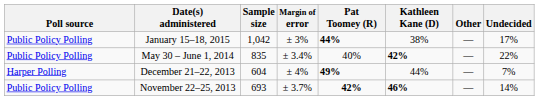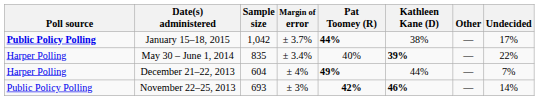(49, 39) normal -> (51, 39) bold
(297, 39) ± 3% -> (297, 39) ± 3.7%
(49, 55) Public Policy Polling -> (36, 55) Harper Polling
(398, 55) 42% -> (398, 55) 39%
(297, 87) ± 3.7% -> (297, 87) ± 3%
